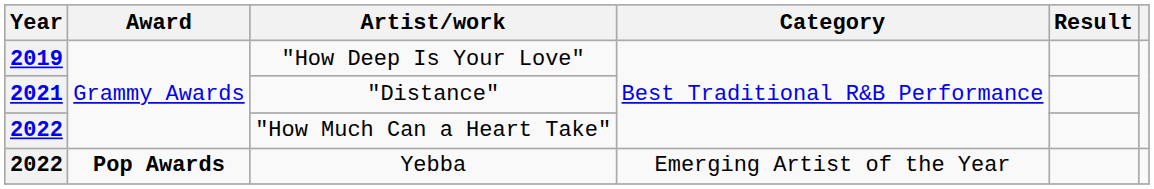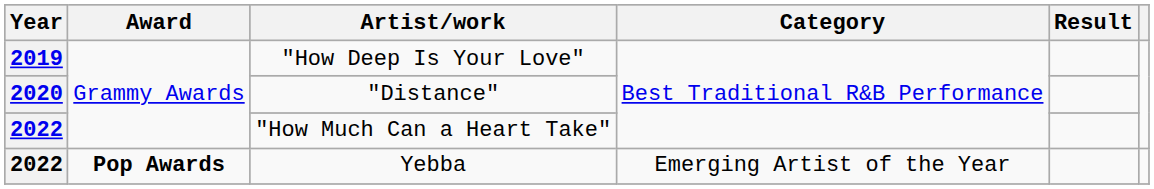(36, 94) 2021 -> (36, 94) 2020
